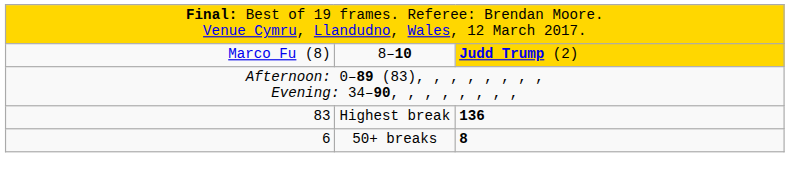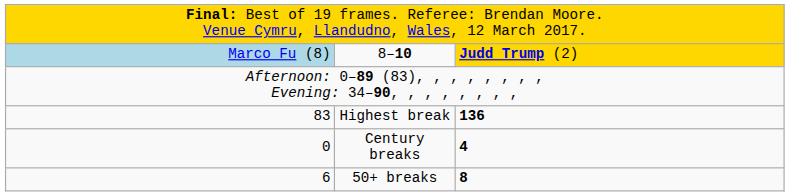(279, 55) no background -> (279, 55) lightblue background
+ row: (395, 148)
